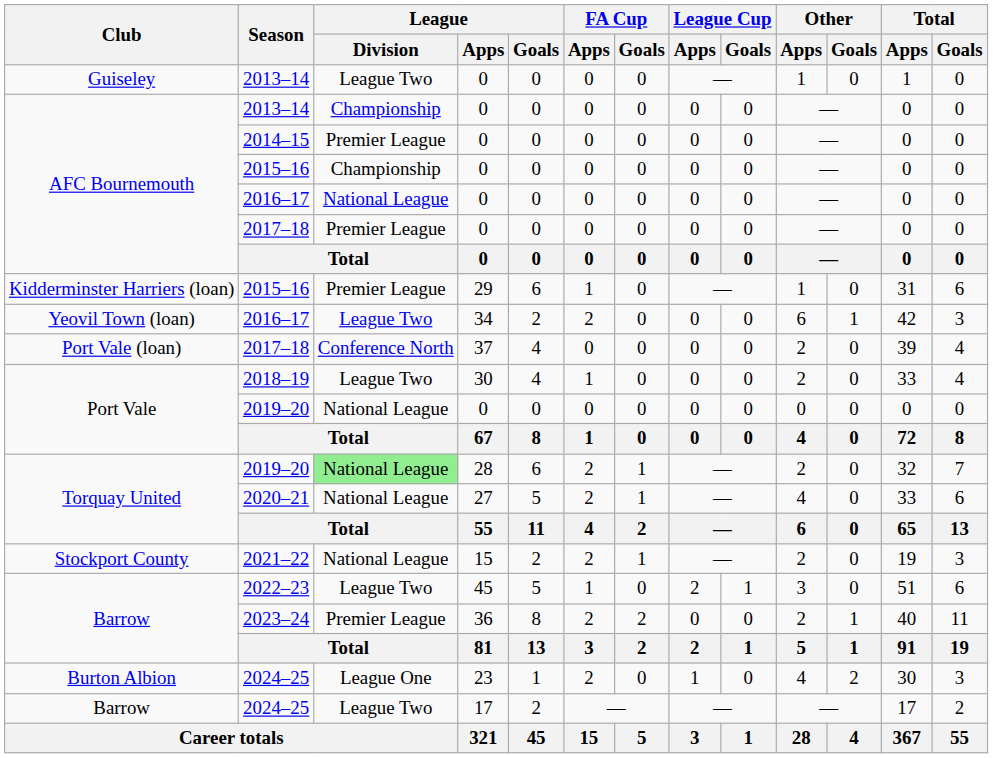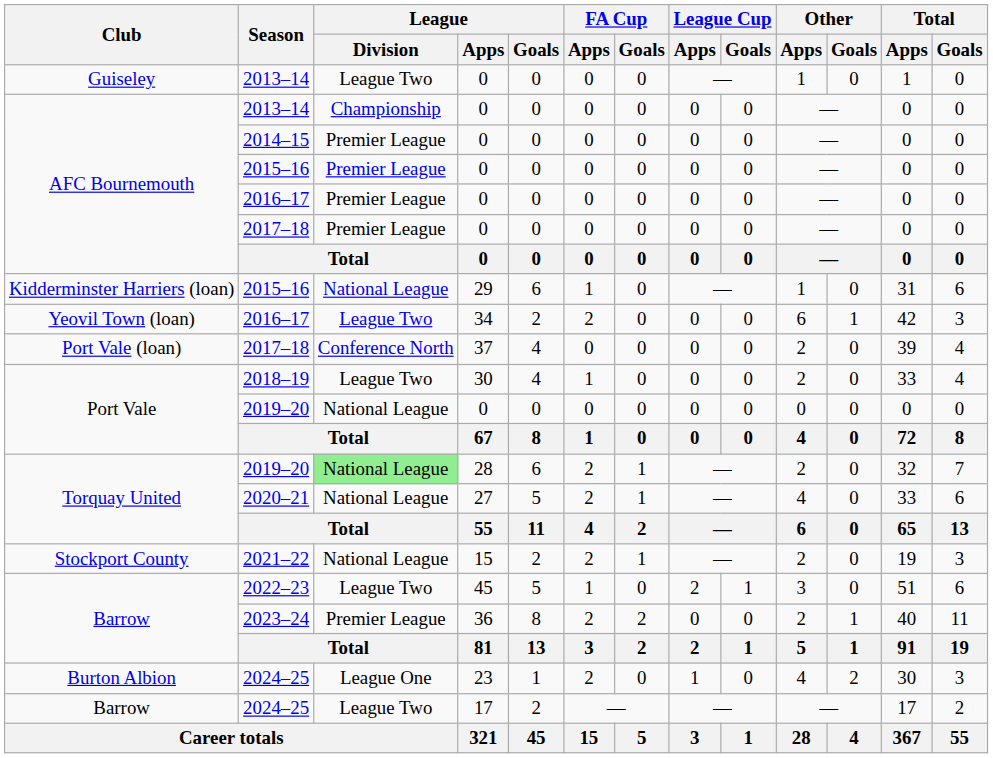(386, 169) Championship -> (386, 169) Premier League
(386, 199) National League -> (386, 199) Premier League
(386, 288) Premier League -> (386, 288) National League
